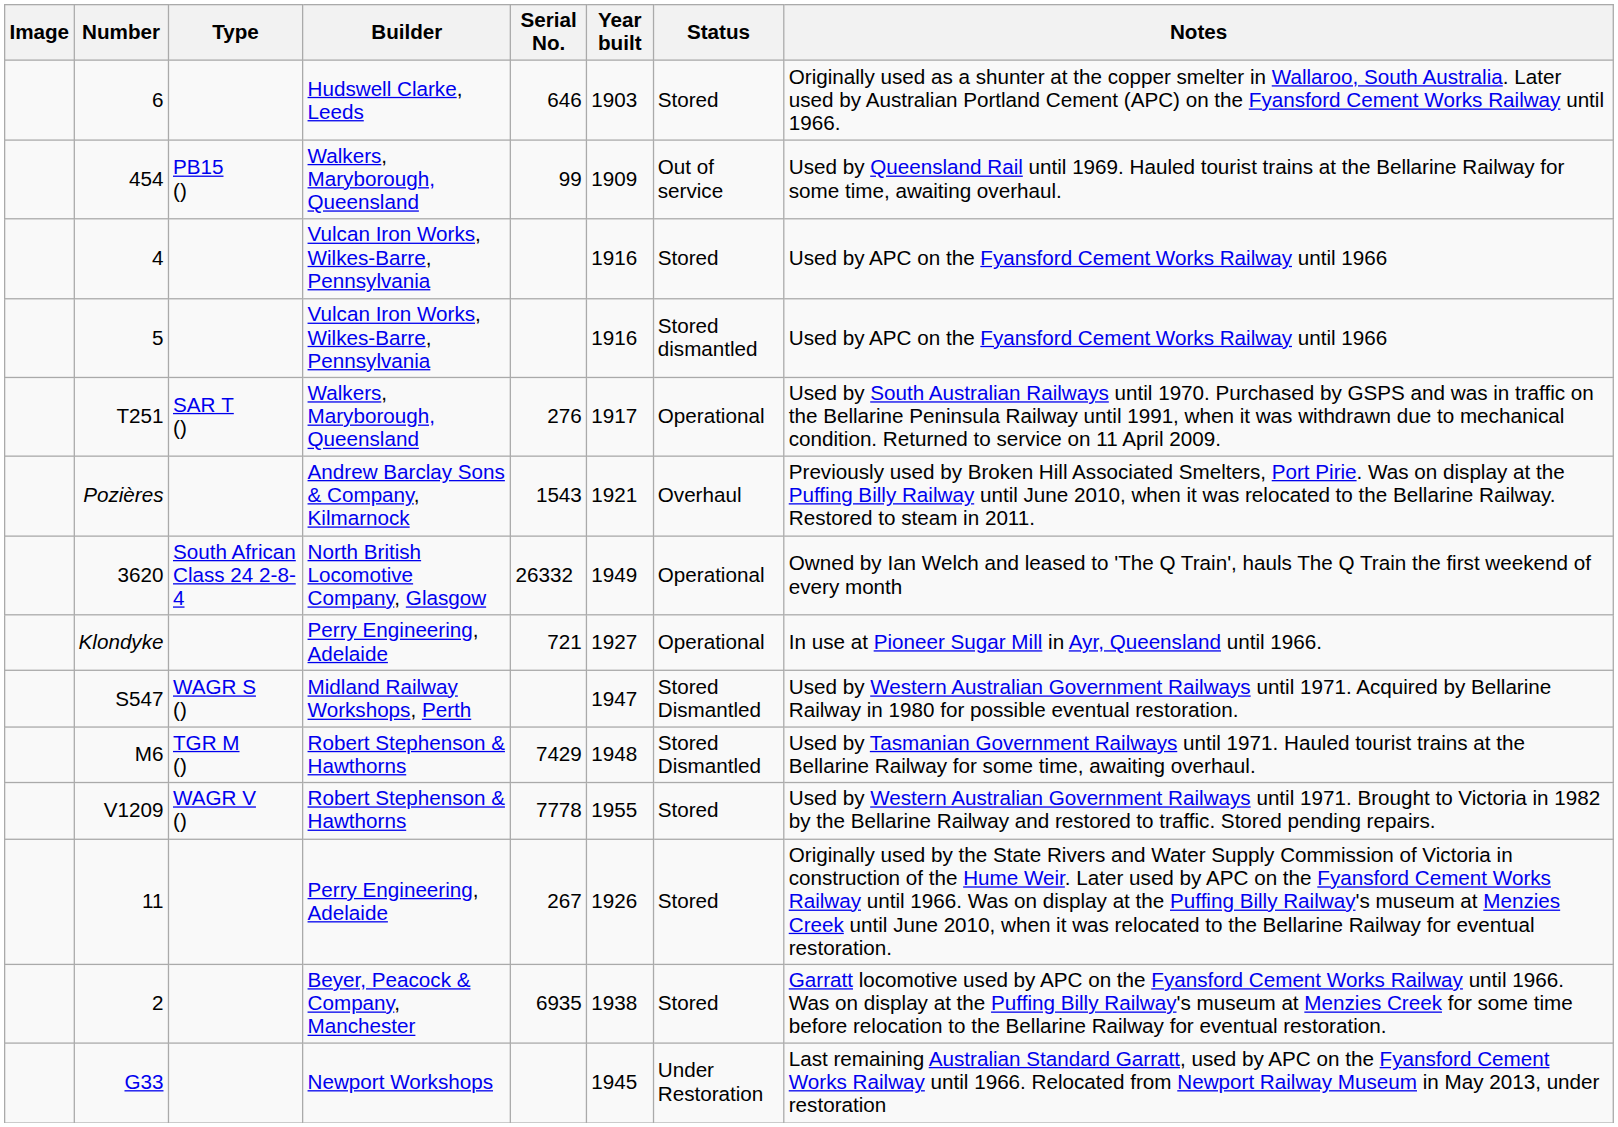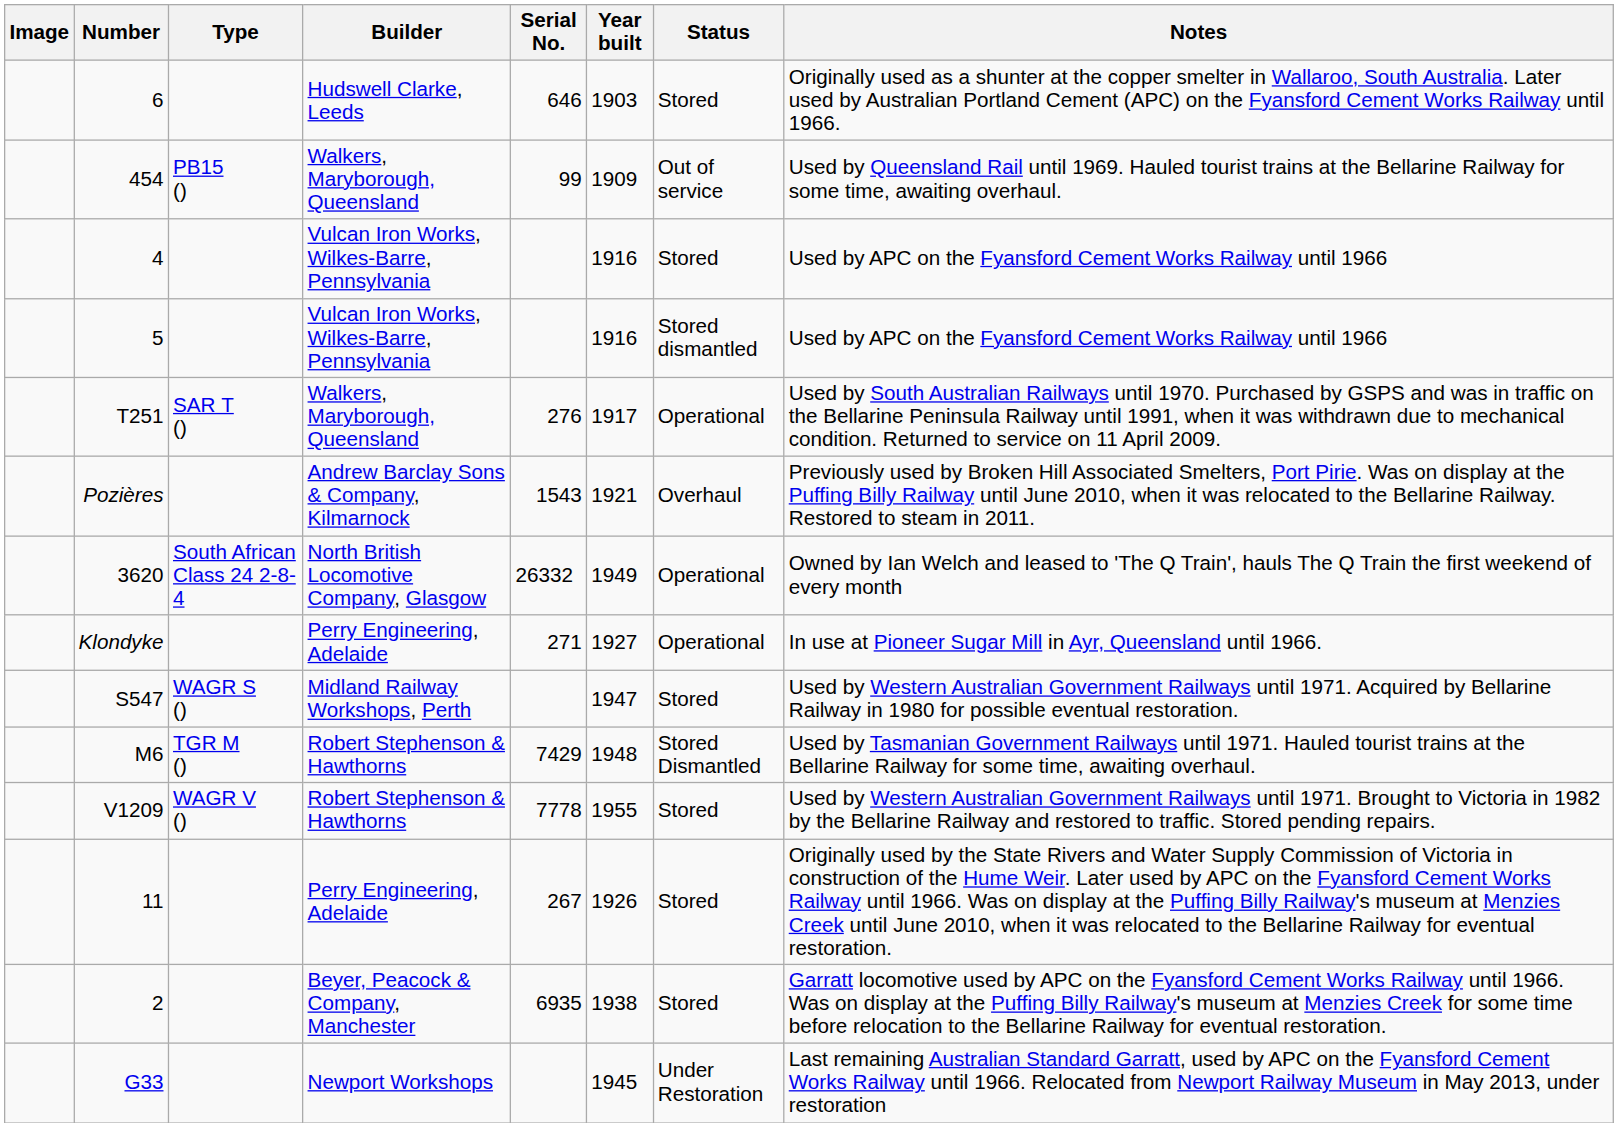(565, 642) 721 -> (565, 642) 271
(709, 698) Stored Dismantled -> (688, 698) Stored
